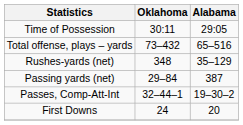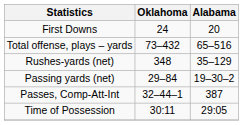rows swapped: (70, 111) <-> (70, 29)
(214, 78) 387 -> (214, 78) 19–30–2
(214, 95) 19–30–2 -> (214, 95) 387
